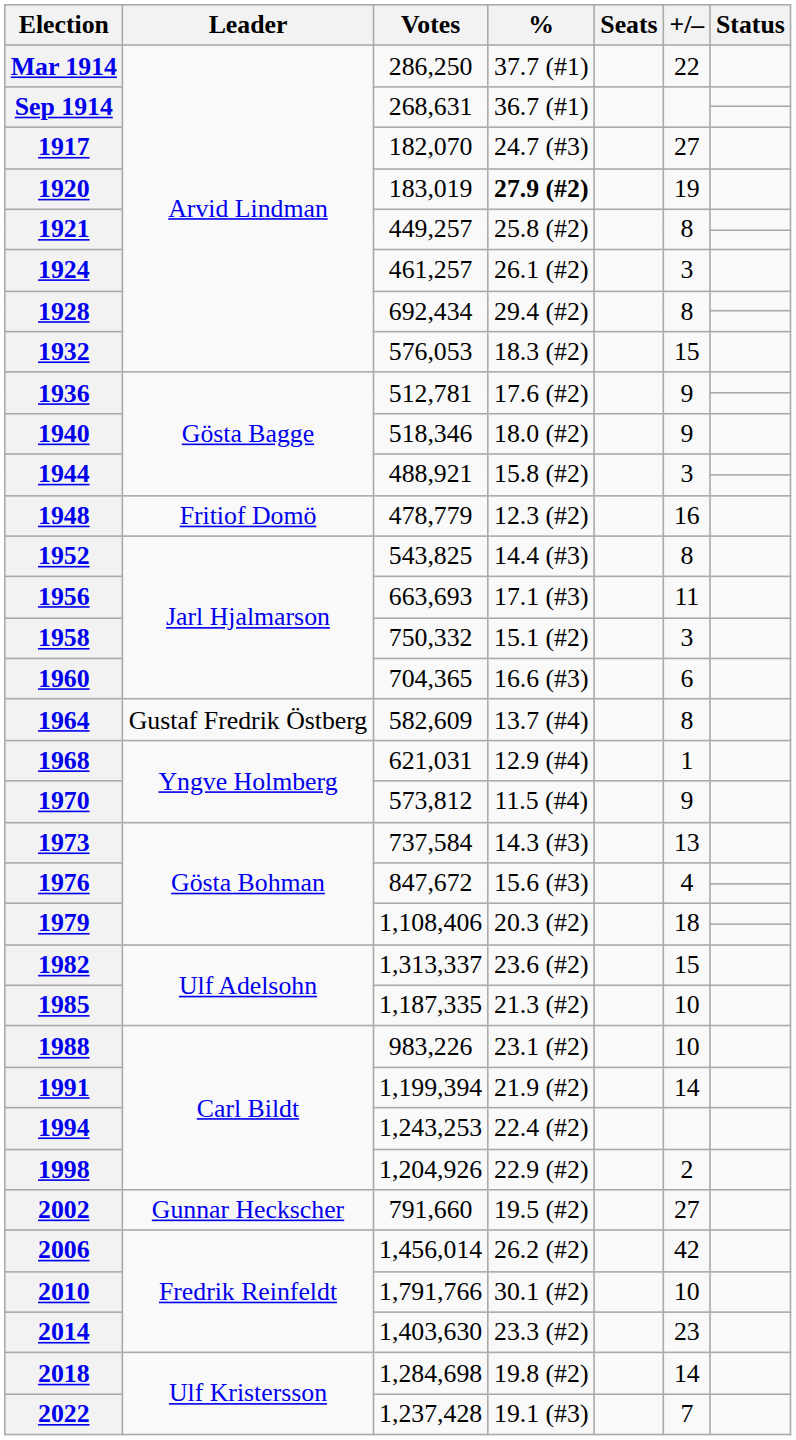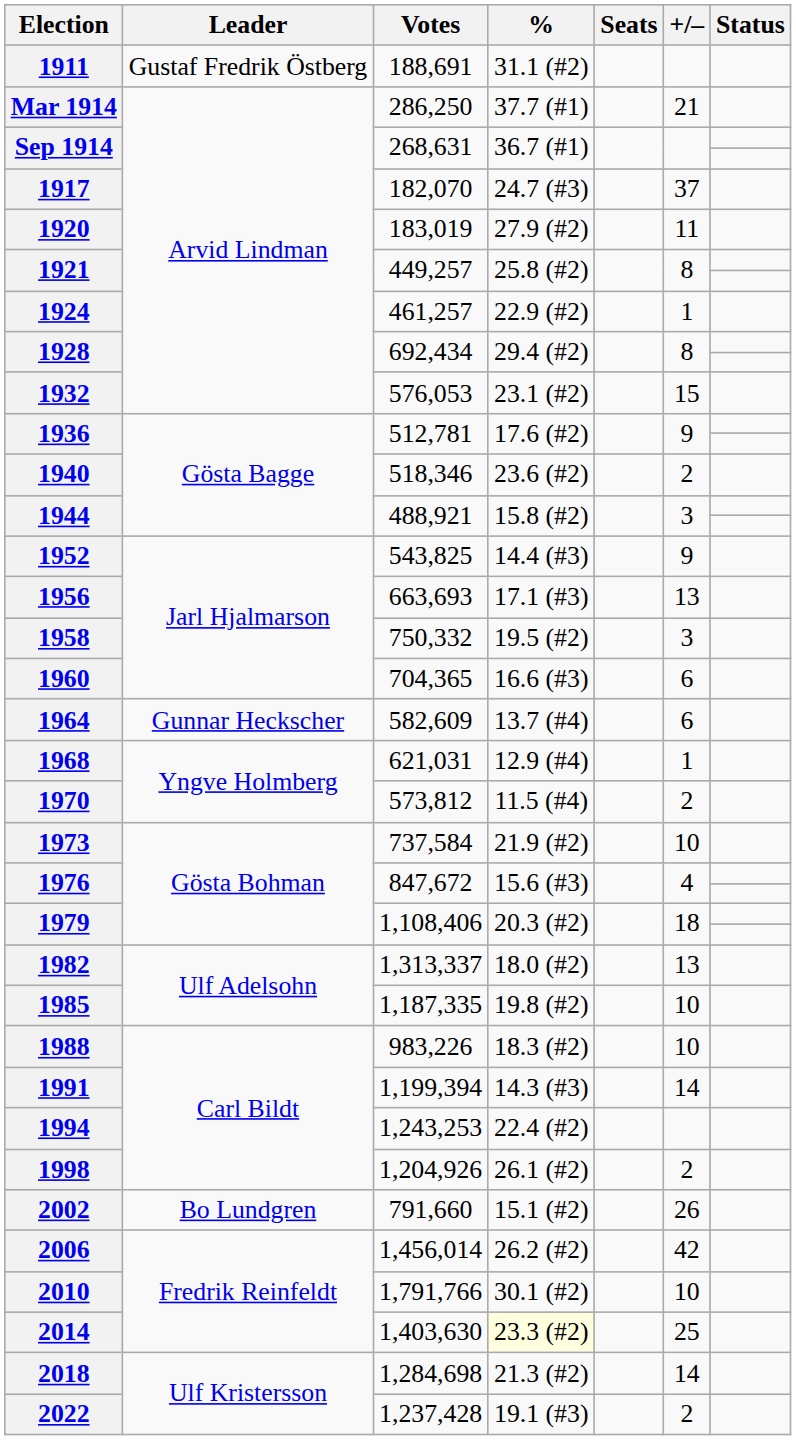+ row: (64, 65)
(687, 65) 22 -> (687, 106) 21
(687, 147) 27 -> (687, 188) 37
(541, 188) bold -> (541, 229) normal
(687, 188) 19 -> (687, 229) 11
(541, 270) 26.1 (#2) -> (541, 310) 22.9 (#2)
(687, 270) 3 -> (687, 310) 1
(541, 351) 18.3 (#2) -> (541, 392) 23.1 (#2)
(541, 433) 18.0 (#2) -> (541, 474) 23.6 (#2)
(687, 433) 9 -> (687, 474) 2
- row: (64, 515)
(687, 556) 8 -> (687, 556) 9
(687, 596) 11 -> (687, 596) 13
(541, 637) 15.1 (#2) -> (541, 637) 19.5 (#2)
(248, 719) Gustaf Fredrik Östberg -> (248, 719) Gunnar Heckscher
(687, 719) 8 -> (687, 719) 6
(687, 801) 9 -> (687, 801) 2
(541, 842) 14.3 (#3) -> (541, 842) 21.9 (#2)
(687, 842) 13 -> (687, 842) 10
(541, 964) 23.6 (#2) -> (541, 964) 18.0 (#2)
(687, 964) 15 -> (687, 964) 13
(541, 1005) 21.3 (#2) -> (541, 1005) 19.8 (#2)
(541, 1046) 23.1 (#2) -> (541, 1046) 18.3 (#2)
(541, 1087) 21.9 (#2) -> (541, 1087) 14.3 (#3)
(541, 1168) 22.9 (#2) -> (541, 1168) 26.1 (#2)
(248, 1209) Gunnar Heckscher -> (248, 1209) Bo Lundgren
(541, 1209) 19.5 (#2) -> (541, 1209) 15.1 (#2)
(687, 1209) 27 -> (687, 1209) 26
(541, 1332) no background -> (541, 1332) lightyellow background
(687, 1332) 23 -> (687, 1332) 25
(541, 1373) 19.8 (#2) -> (541, 1373) 21.3 (#2)
(687, 1413) 7 -> (687, 1413) 2
